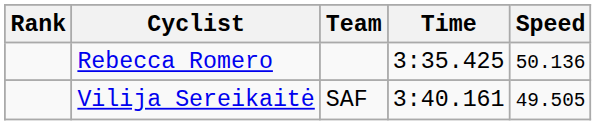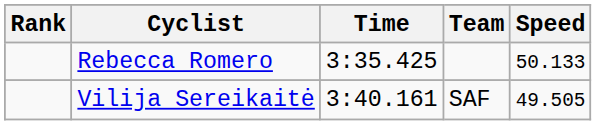columns swapped: (354, 24) <-> (449, 24)
(551, 63) 50.136 -> (551, 63) 50.133
